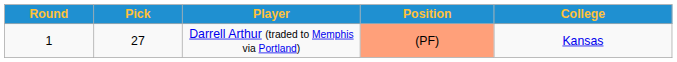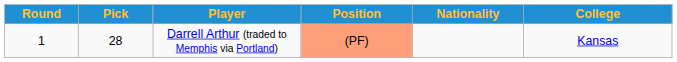+ column: (468, 14)
(138, 40) 27 -> (116, 40) 28
